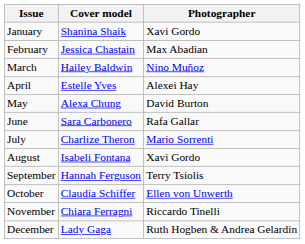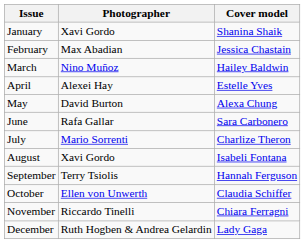columns swapped: (101, 13) <-> (222, 13)
